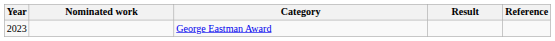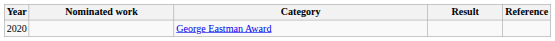(17, 28) 2023 -> (17, 28) 2020
